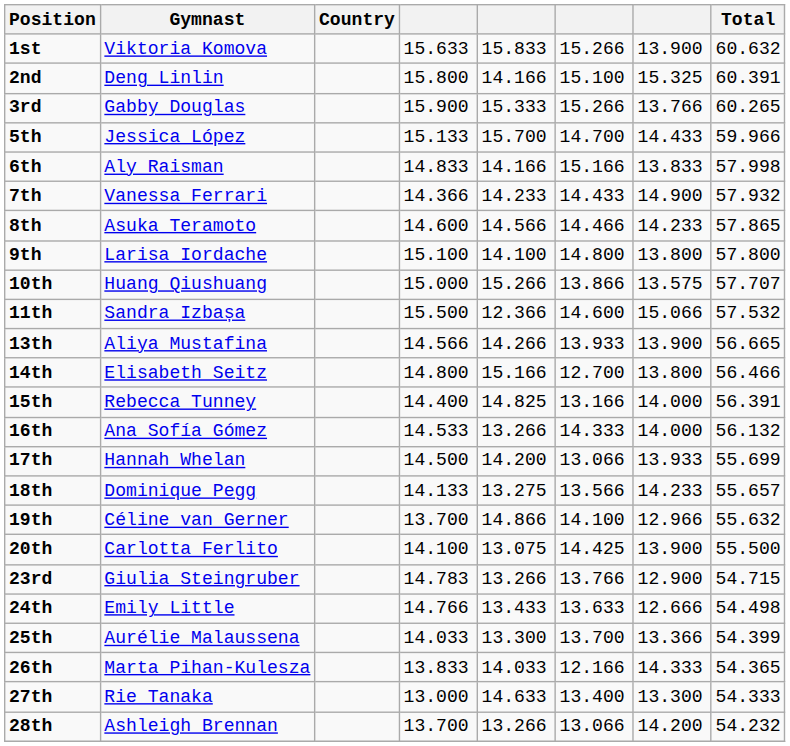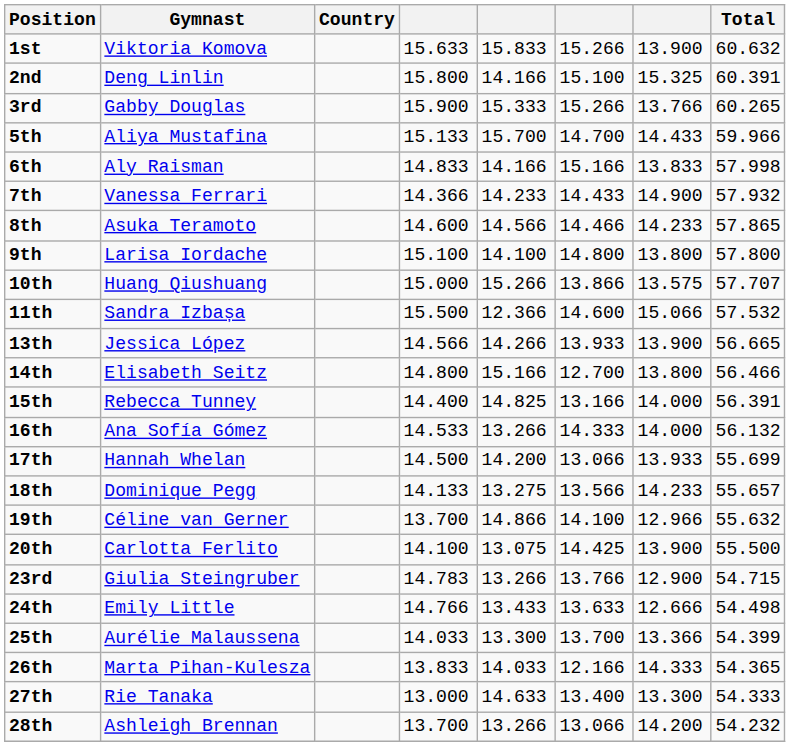(175, 137) Jessica López -> (186, 137) Aliya Mustafina
(186, 343) Aliya Mustafina -> (175, 343) Jessica López
